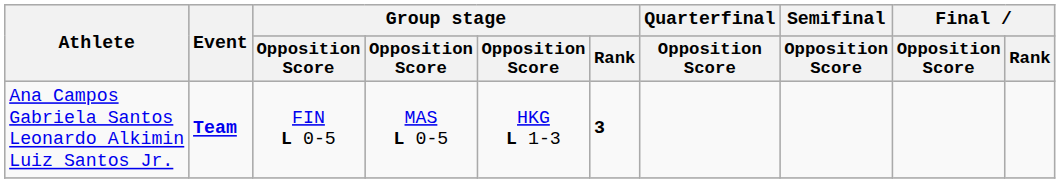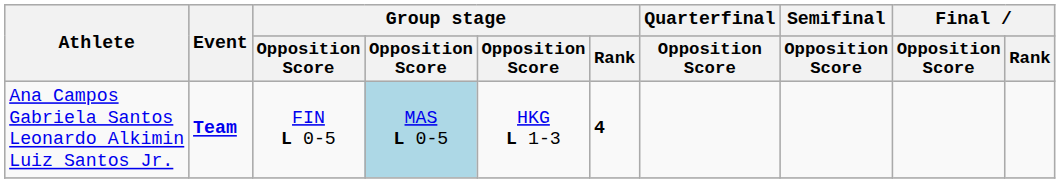(421, 129) no background -> (421, 129) lightblue background
(600, 129) 3 -> (600, 129) 4
